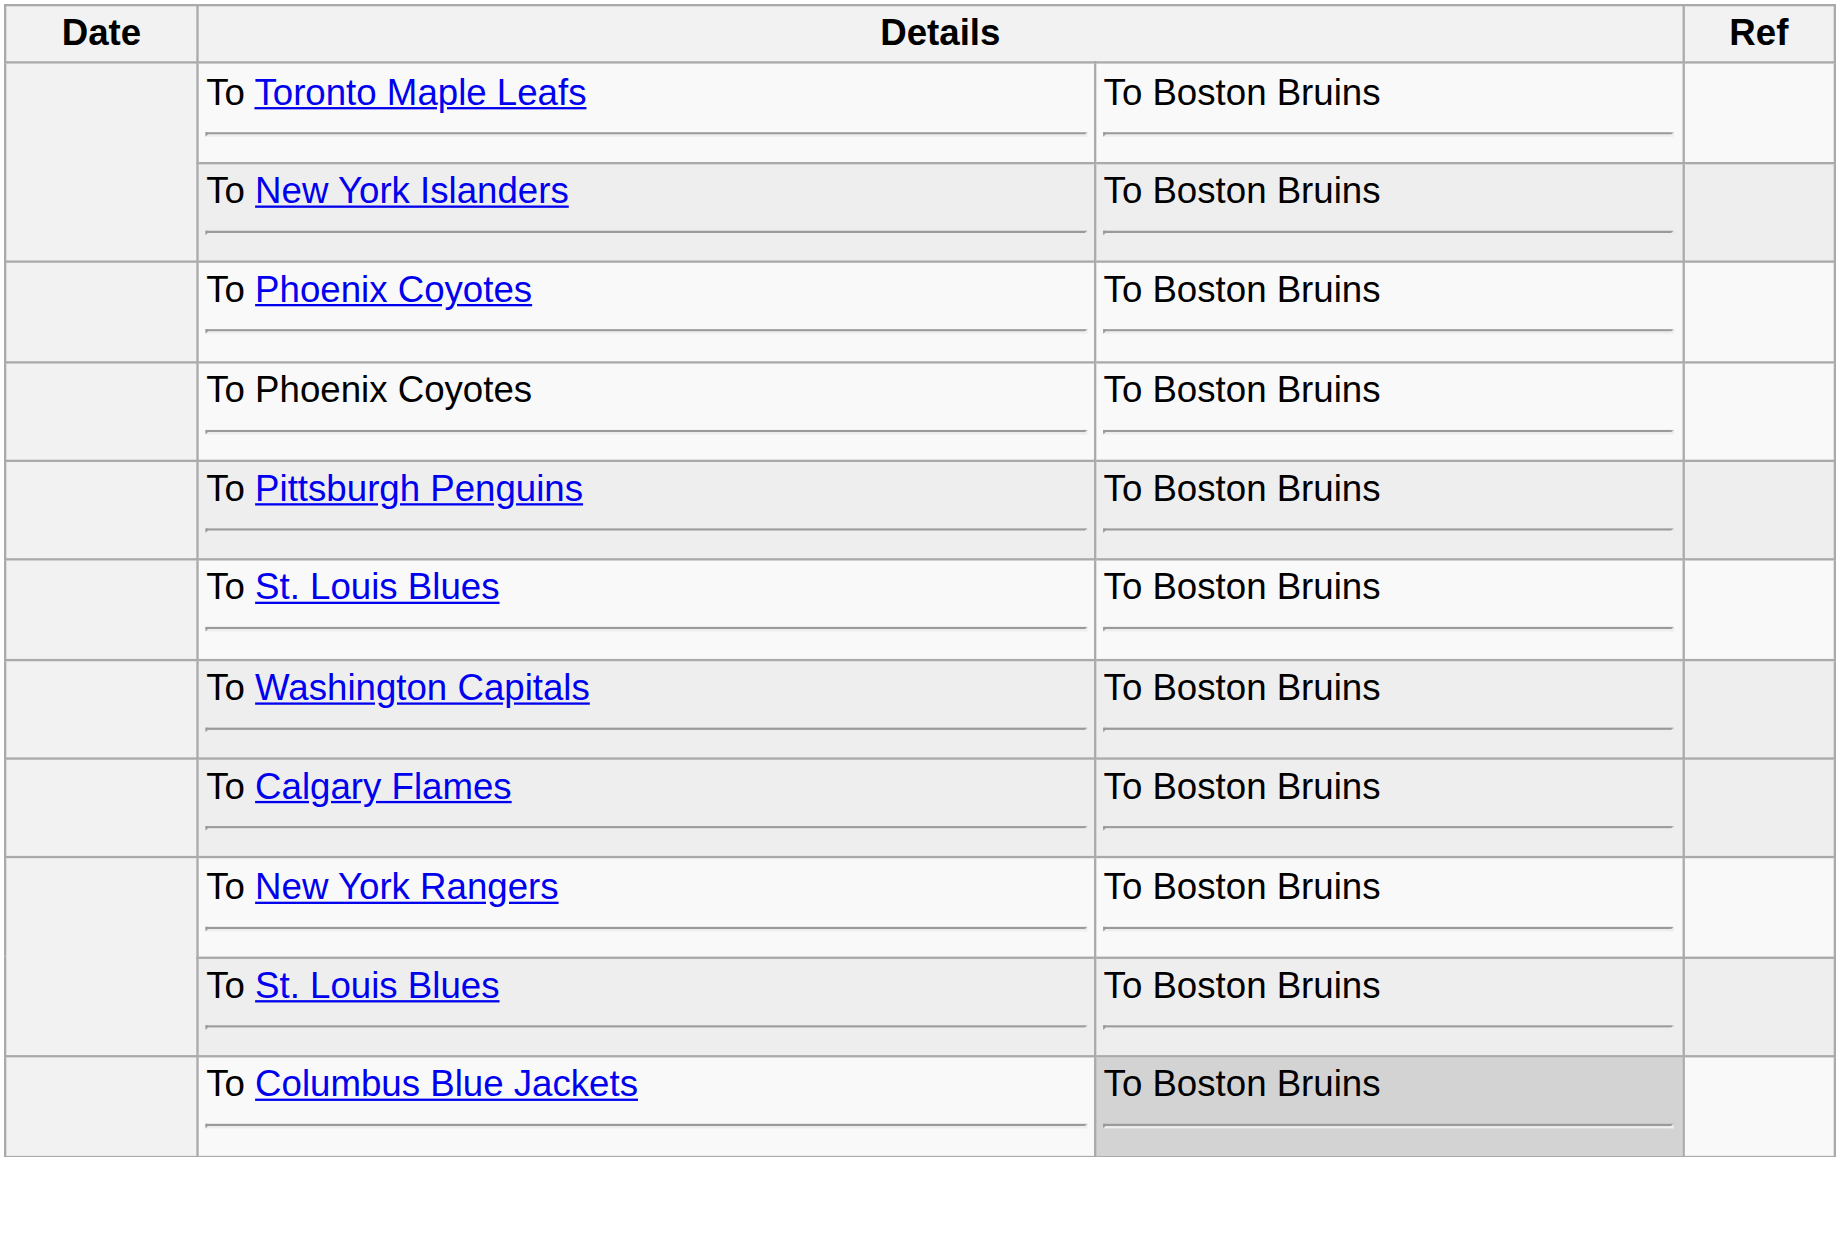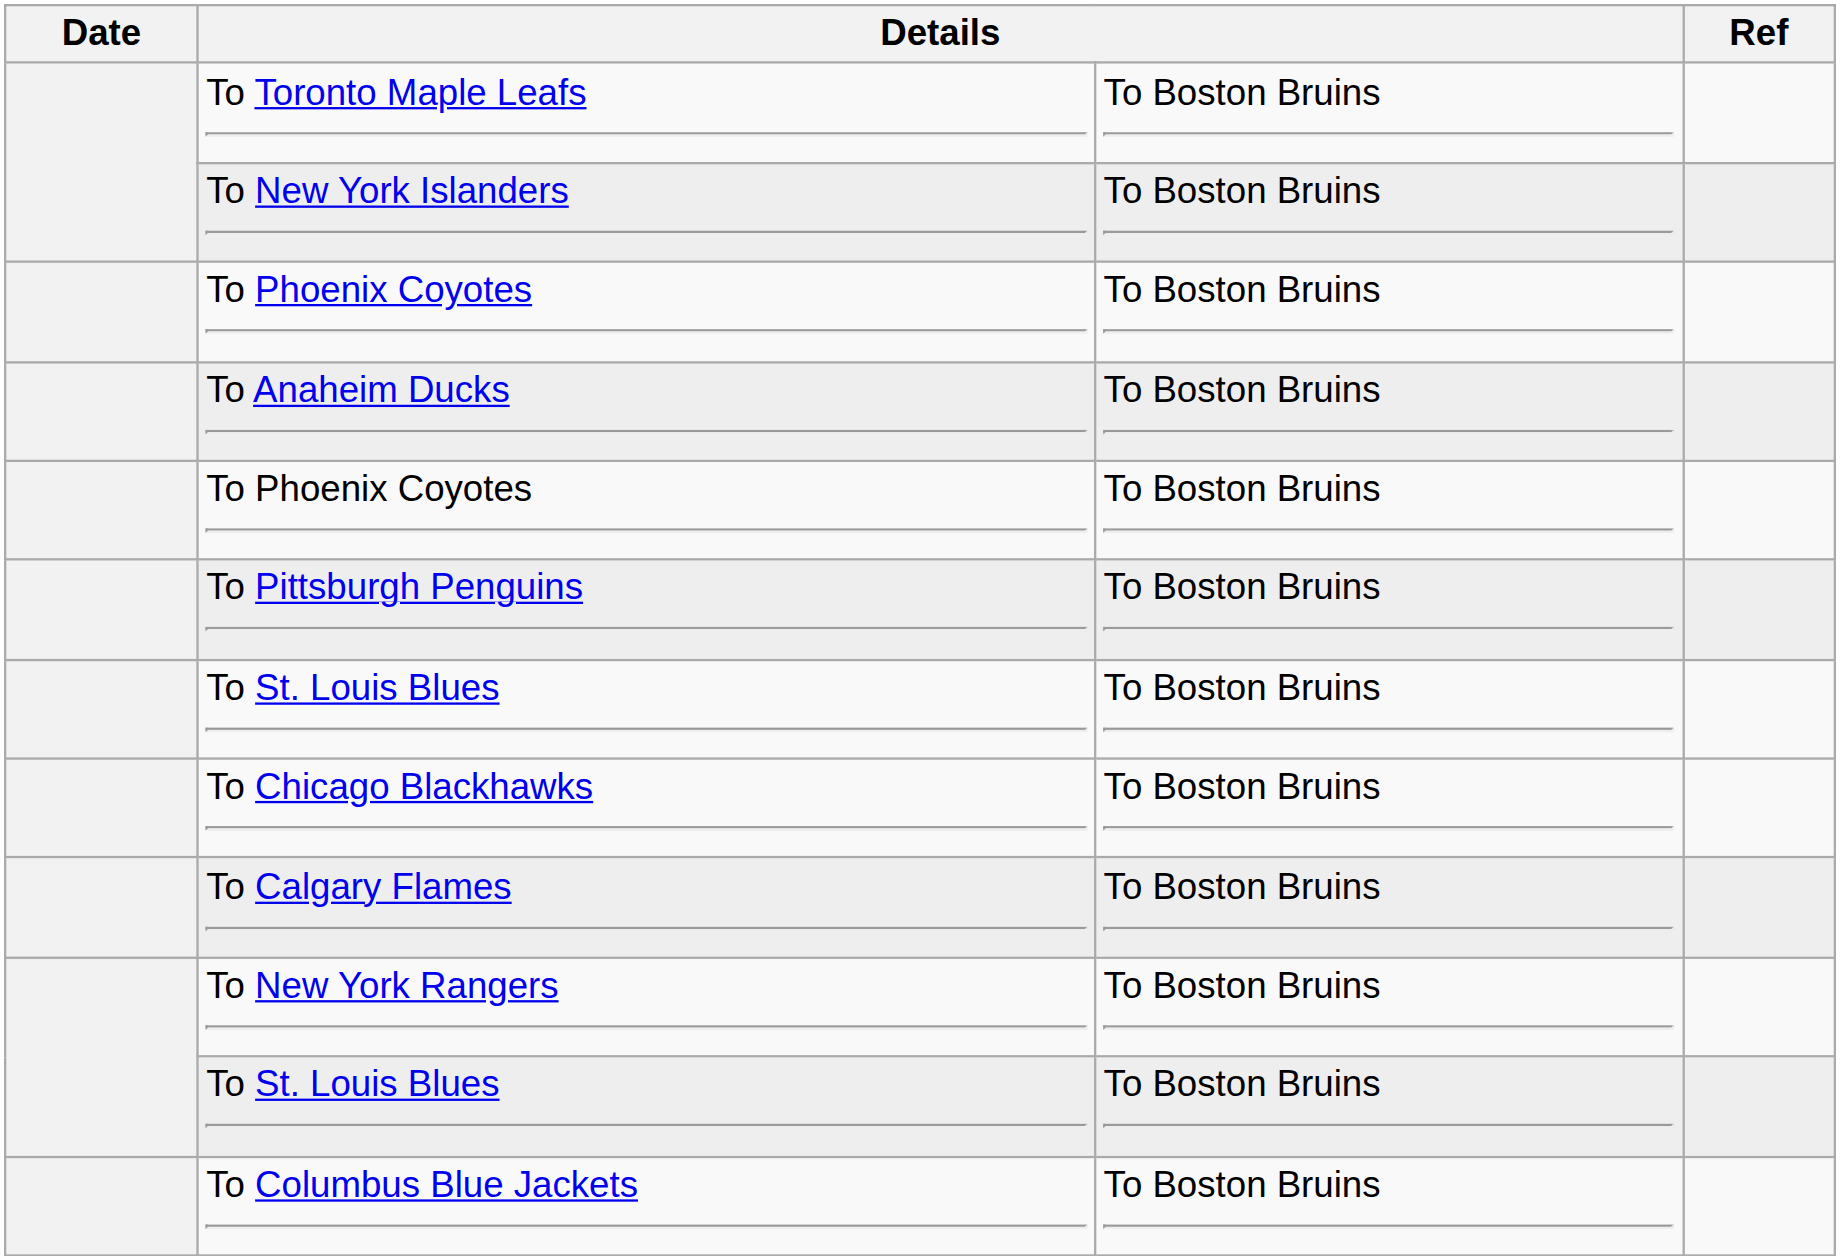+ row: (101, 411)
- row: (101, 709)
+ row: (101, 808)
(1389, 1097) lightgrey background -> (1389, 1196) no background
